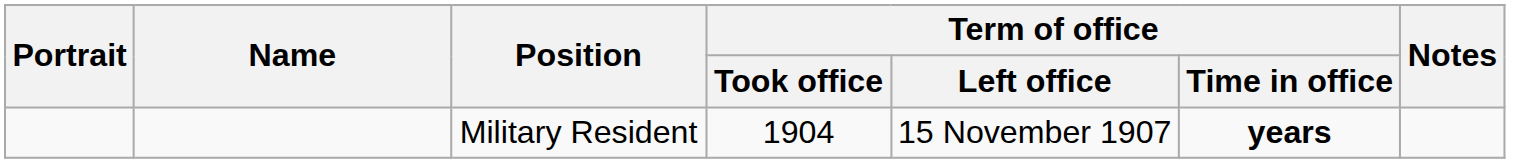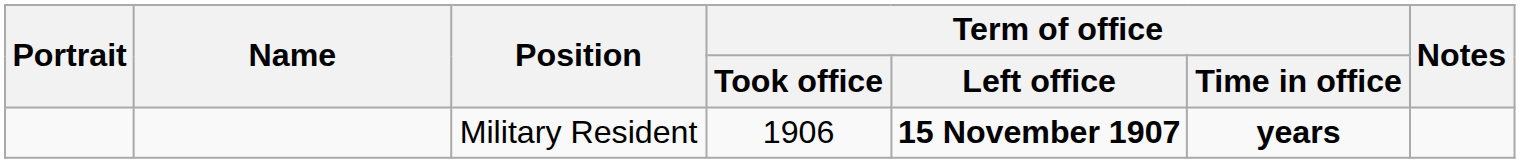(799, 132) 1904 -> (799, 132) 1906
(1035, 132) normal -> (1039, 132) bold
